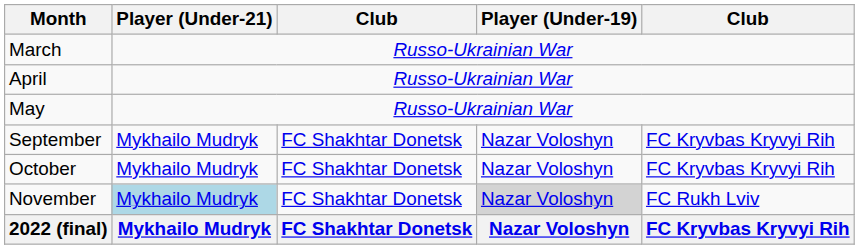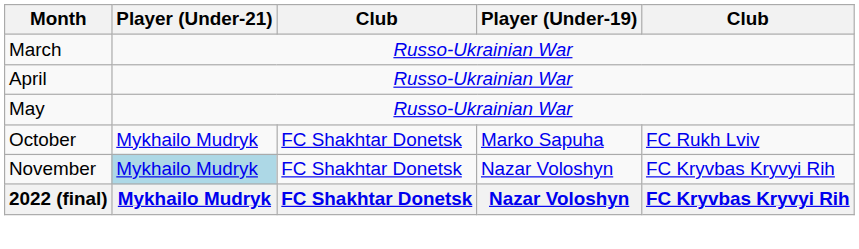- row: (55, 139)
(547, 169) Nazar Voloshyn -> (542, 139) Marko Sapuha
(740, 169) FC Kryvbas Kryvyi Rih -> (703, 139) FC Rukh Lviv
(547, 199) lightgrey background -> (547, 169) no background
(703, 199) FC Rukh Lviv -> (740, 169) FC Kryvbas Kryvyi Rih
